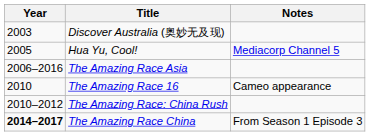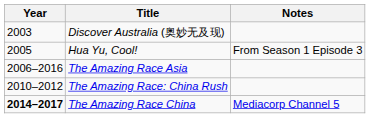(286, 51) Mediacorp Channel 5 -> (298, 51) From Season 1 Episode 3
- row: (123, 86)
(298, 122) From Season 1 Episode 3 -> (286, 104) Mediacorp Channel 5
